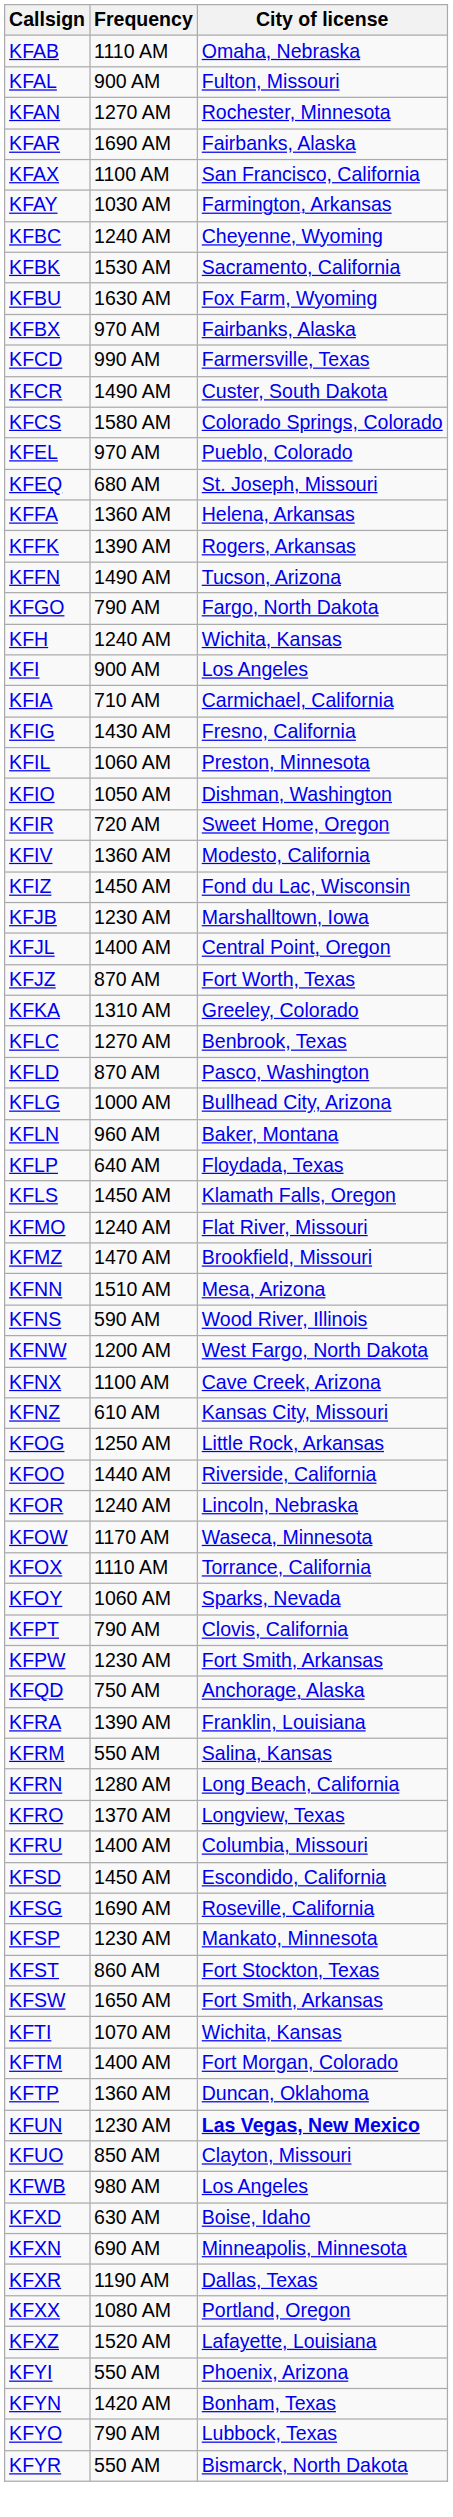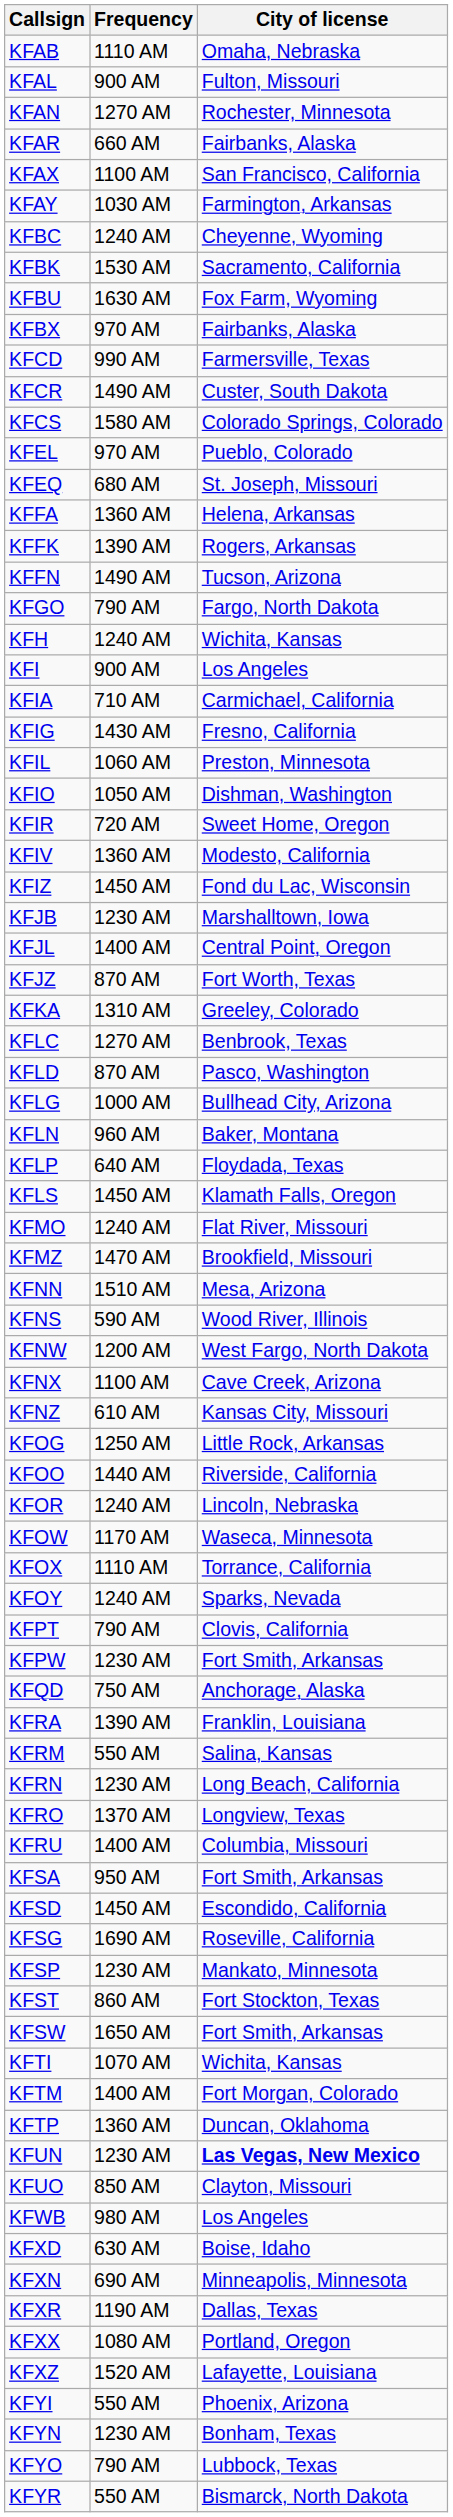(133, 143) 1690 AM -> (127, 143) 660 AM
(133, 1598) 1060 AM -> (133, 1598) 1240 AM
(133, 1784) 1280 AM -> (133, 1784) 1230 AM
+ row: (35, 1877)
(133, 2403) 1420 AM -> (133, 2434) 1230 AM
